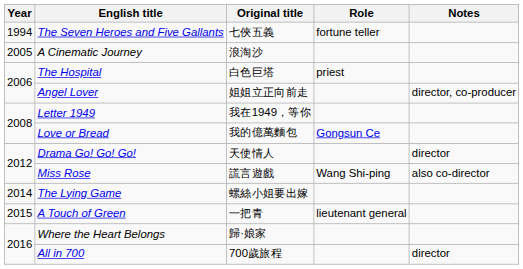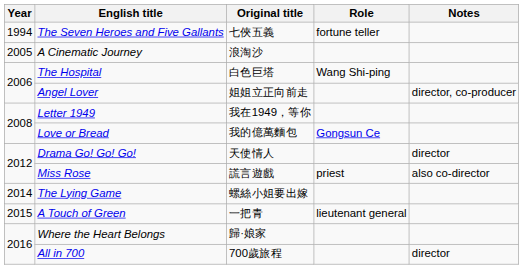(330, 72) priest -> (353, 72) Wang Shi-ping
(353, 173) Wang Shi-ping -> (330, 173) priest
